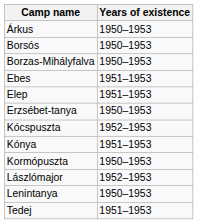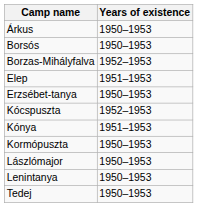(125, 62) 1950–1953 -> (125, 62) 1952–1953
- row: (19, 78)
(125, 177) 1952–1953 -> (125, 161) 1950–1953
(125, 210) 1951–1953 -> (125, 194) 1950–1953
